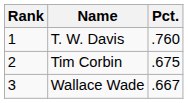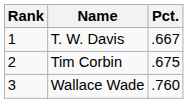(166, 39) .760 -> (166, 39) .667
(166, 86) .667 -> (166, 86) .760
